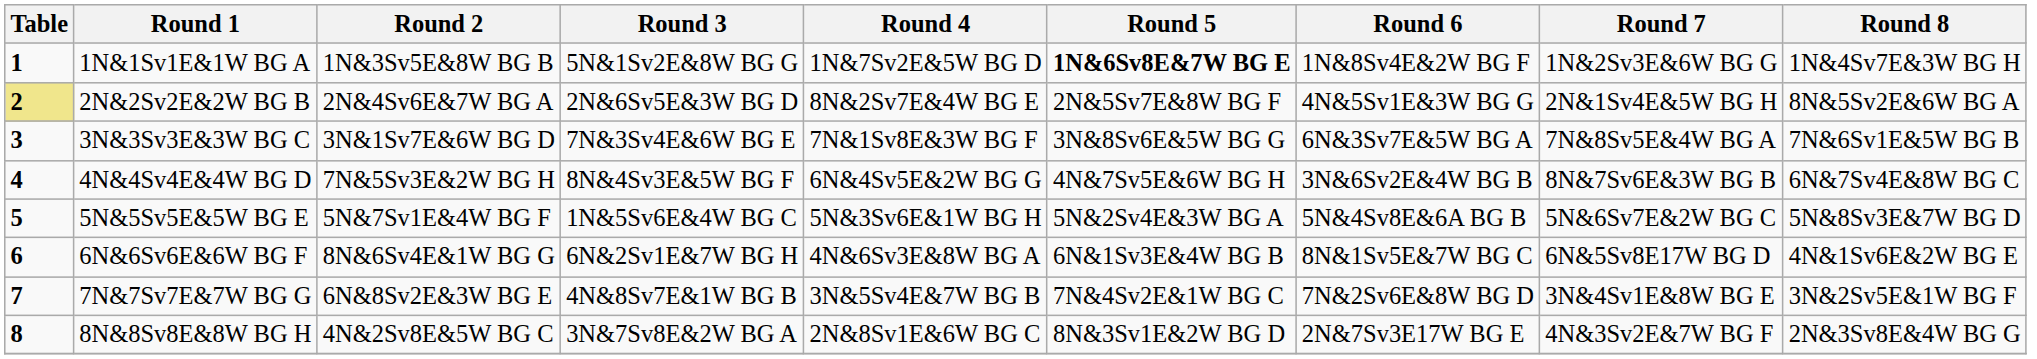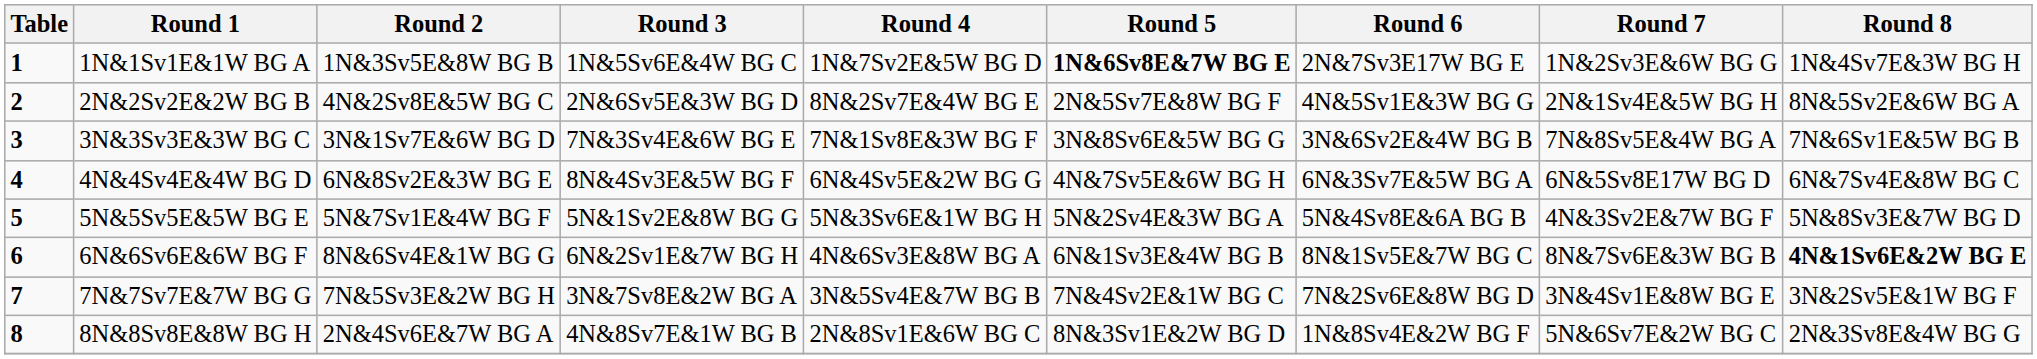(682, 62) 5N&1Sv2E&8W BG G -> (682, 62) 1N&5Sv6E&4W BG C
(1416, 62) 1N&8Sv4E&2W BG F -> (1413, 62) 2N&7Sv3E17W BG E
(17, 101) khaki background -> (17, 101) no background
(438, 101) 2N&4Sv6E&7W BG A -> (438, 101) 4N&2Sv8E&5W BG C
(1417, 140) 6N&3Sv7E&5W BG A -> (1417, 140) 3N&6Sv2E&4W BG B
(439, 179) 7N&5Sv3E&2W BG H -> (437, 179) 6N&8Sv2E&3W BG E
(1417, 179) 3N&6Sv2E&4W BG B -> (1417, 179) 6N&3Sv7E&5W BG A
(1661, 179) 8N&7Sv6E&3W BG B -> (1658, 179) 6N&5Sv8E17W BG D
(682, 218) 1N&5Sv6E&4W BG C -> (682, 218) 5N&1Sv2E&8W BG G
(1661, 218) 5N&6Sv7E&2W BG C -> (1659, 218) 4N&3Sv2E&7W BG F
(1658, 256) 6N&5Sv8E17W BG D -> (1661, 256) 8N&7Sv6E&3W BG B
(1903, 256) normal -> (1907, 256) bold
(437, 295) 6N&8Sv2E&3W BG E -> (439, 295) 7N&5Sv3E&2W BG H
(682, 295) 4N&8Sv7E&1W BG B -> (682, 295) 3N&7Sv8E&2W BG A
(438, 334) 4N&2Sv8E&5W BG C -> (438, 334) 2N&4Sv6E&7W BG A
(682, 334) 3N&7Sv8E&2W BG A -> (682, 334) 4N&8Sv7E&1W BG B
(1413, 334) 2N&7Sv3E17W BG E -> (1416, 334) 1N&8Sv4E&2W BG F
(1659, 334) 4N&3Sv2E&7W BG F -> (1661, 334) 5N&6Sv7E&2W BG C
